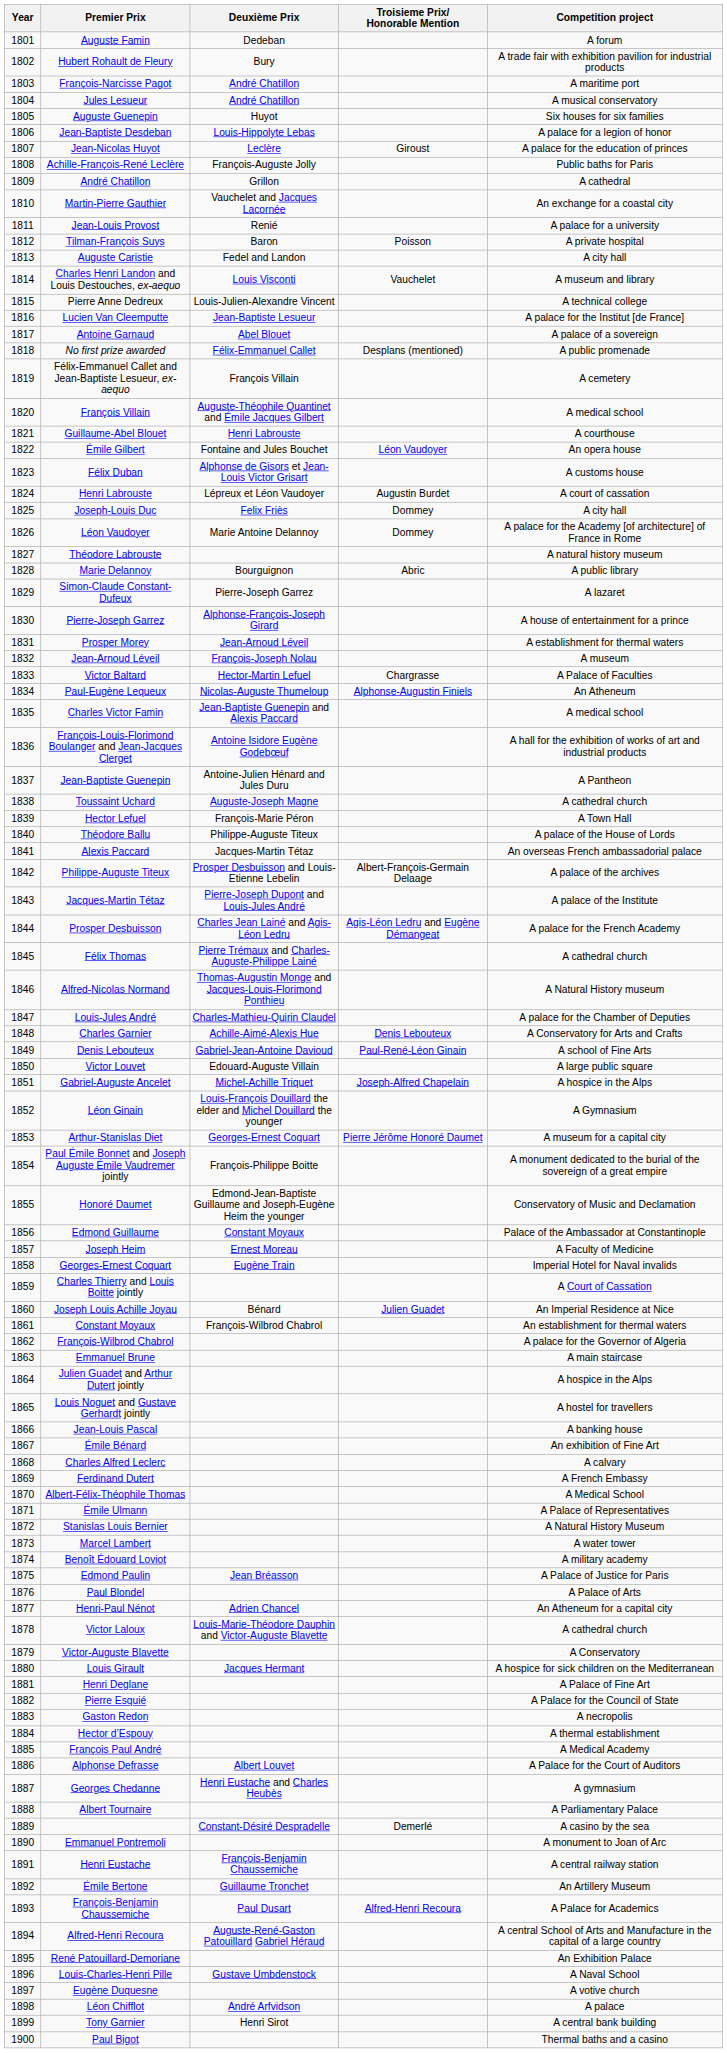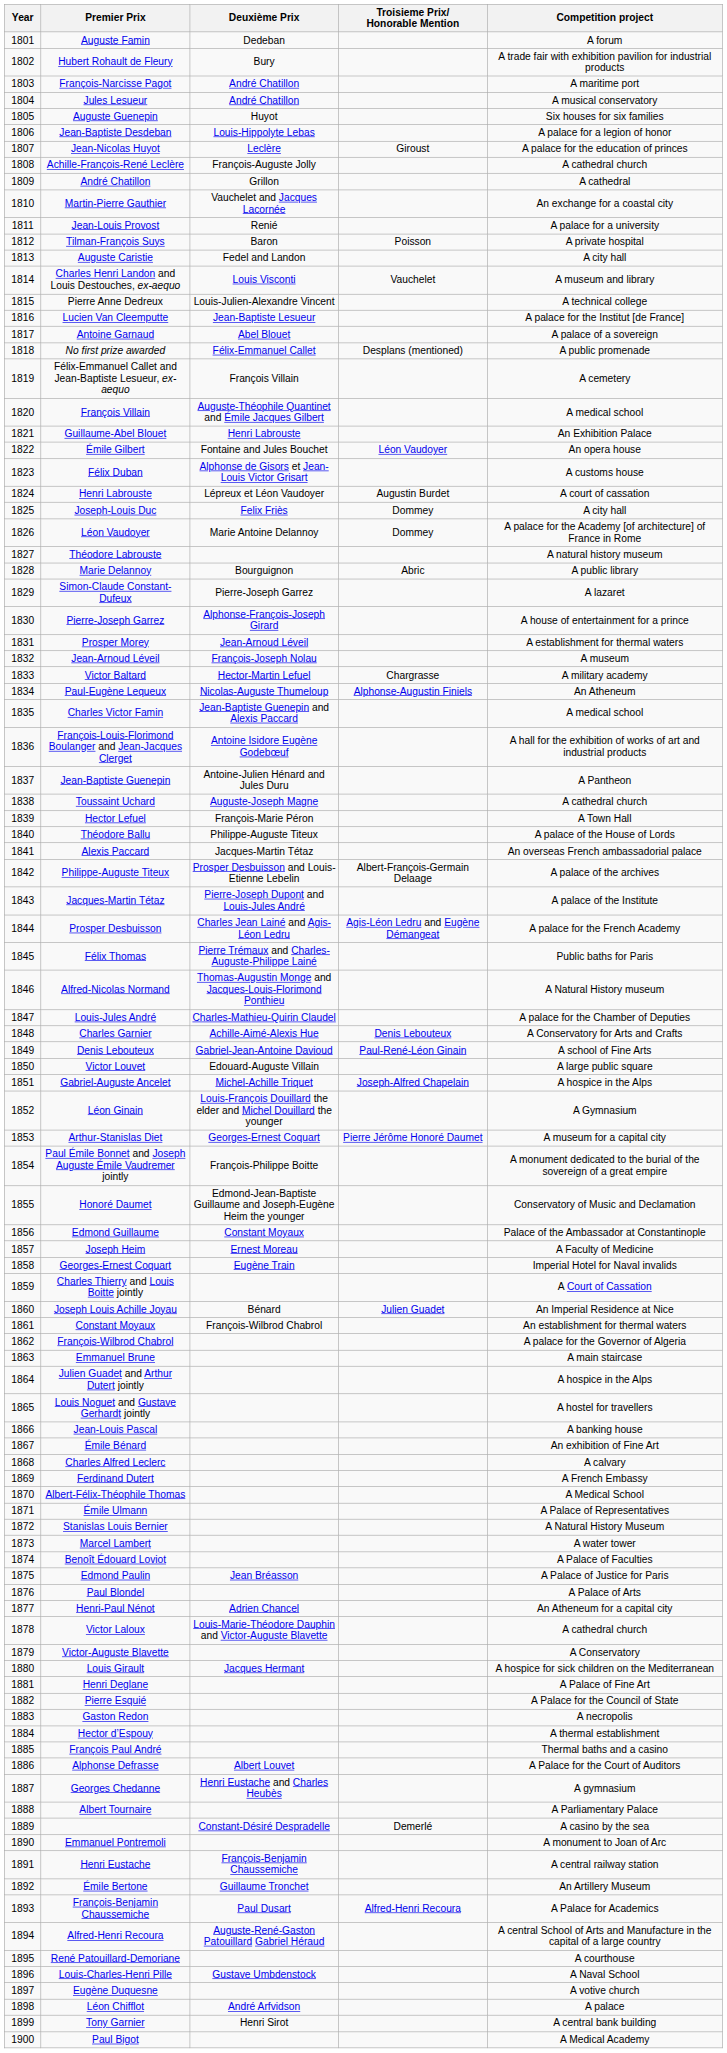(605, 165) Public baths for Paris -> (605, 165) A cathedral church
(605, 434) A courthouse -> (605, 434) An Exhibition Palace
(605, 675) A Palace of Faculties -> (605, 675) A military academy
(605, 956) A cathedral church -> (605, 956) Public baths for Paris
(605, 1559) A military academy -> (605, 1559) A Palace of Faculties
(605, 1750) A Medical Academy -> (605, 1750) Thermal baths and a casino
(605, 1958) An Exhibition Palace -> (605, 1958) A courthouse
(605, 2039) Thermal baths and a casino -> (605, 2039) A Medical Academy
